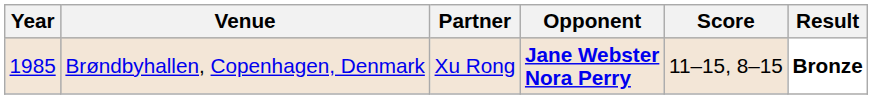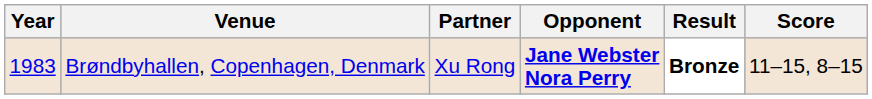columns swapped: (726, 21) <-> (828, 21)
(33, 66) 1985 -> (33, 66) 1983
